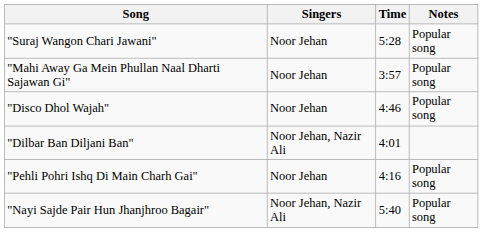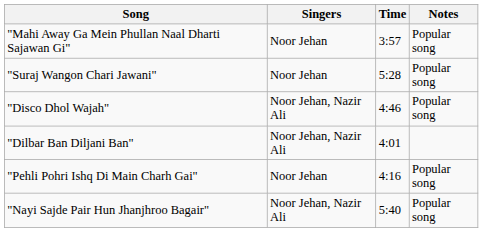rows swapped: (82, 41) <-> (114, 75)
(299, 108) Noor Jehan -> (316, 108) Noor Jehan, Nazir Ali
